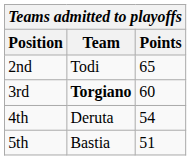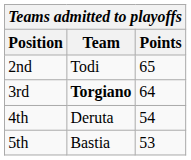(147, 92) 60 -> (147, 92) 64
(147, 142) 51 -> (147, 142) 53
